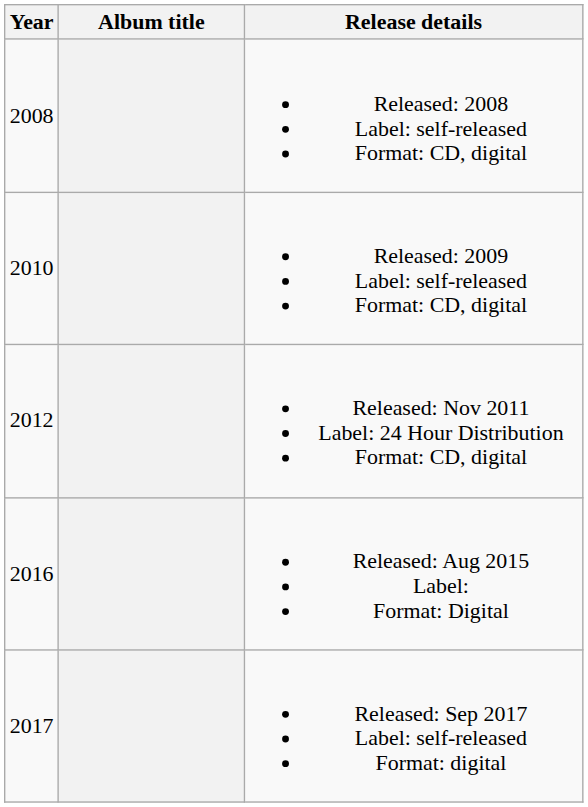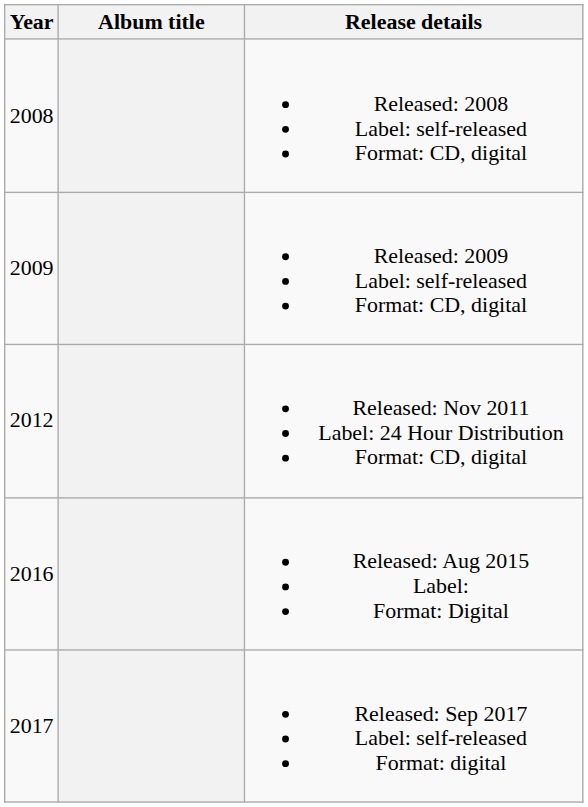(32, 268) 2010 -> (32, 268) 2009
